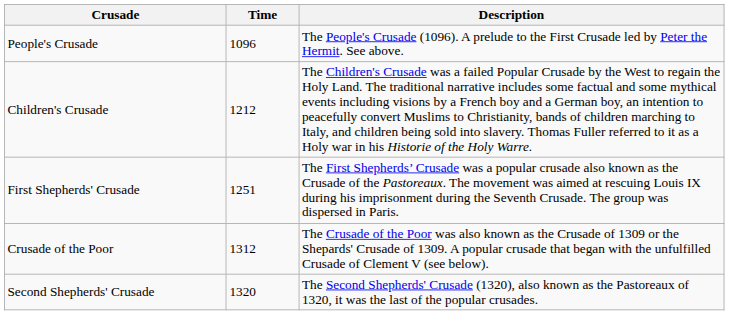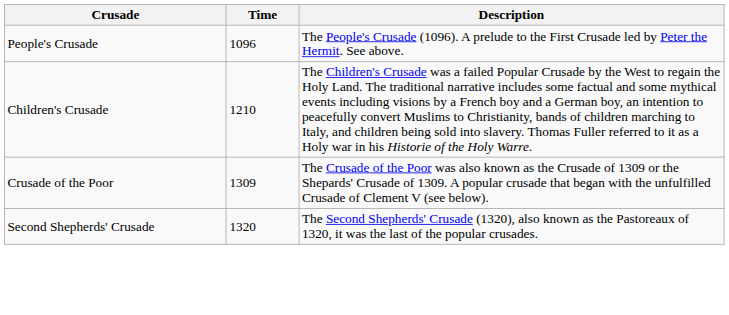(243, 109) 1212 -> (243, 109) 1210
- row: (74, 190)
(243, 248) 1312 -> (243, 182) 1309
